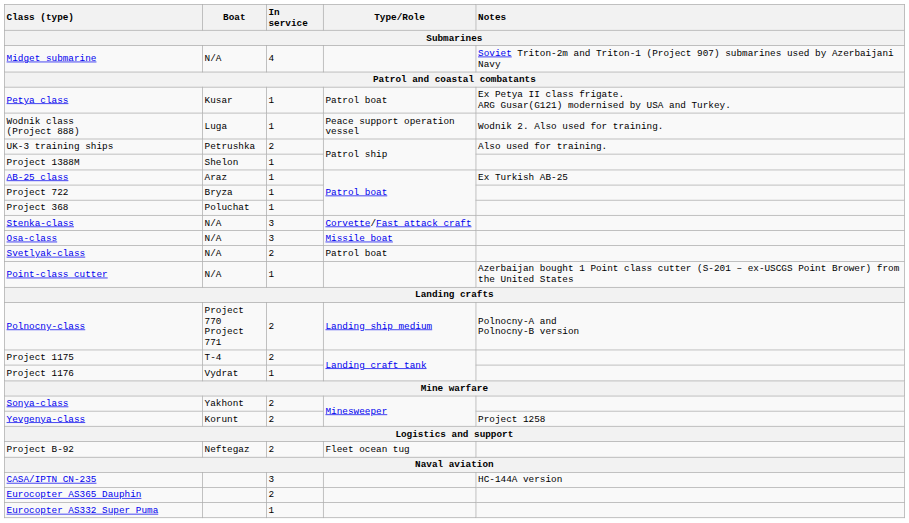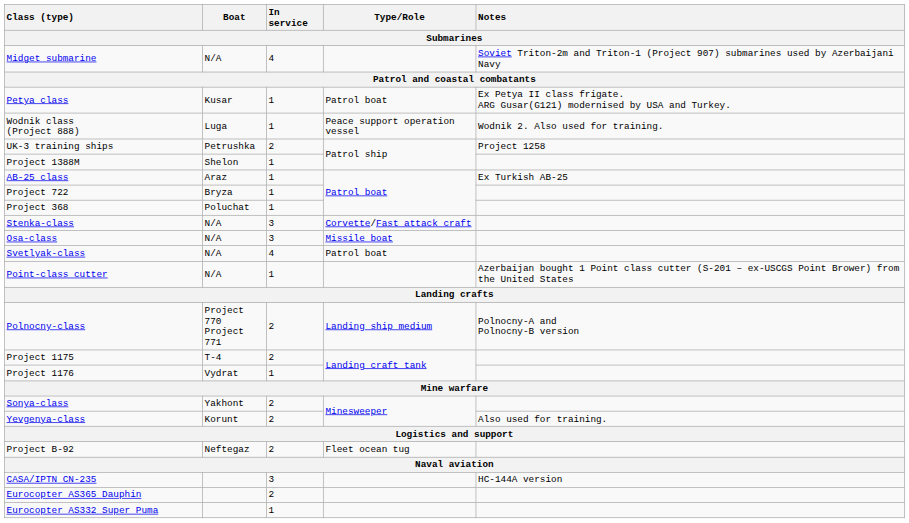(543, 147) Also used for training. -> (512, 147) Project 1258
(271, 254) 2 -> (271, 254) 4
(512, 419) Project 1258 -> (543, 419) Also used for training.
